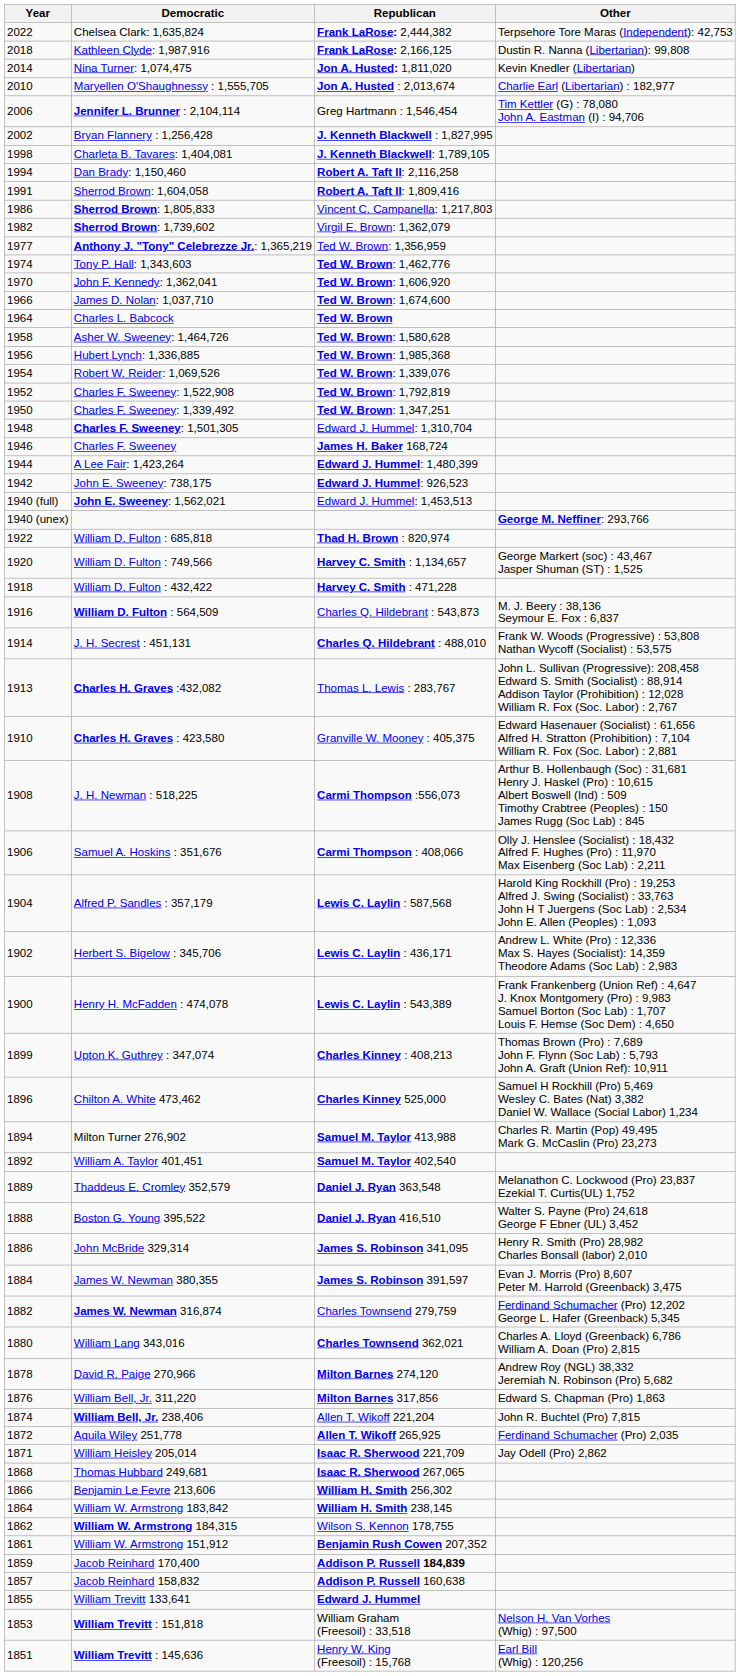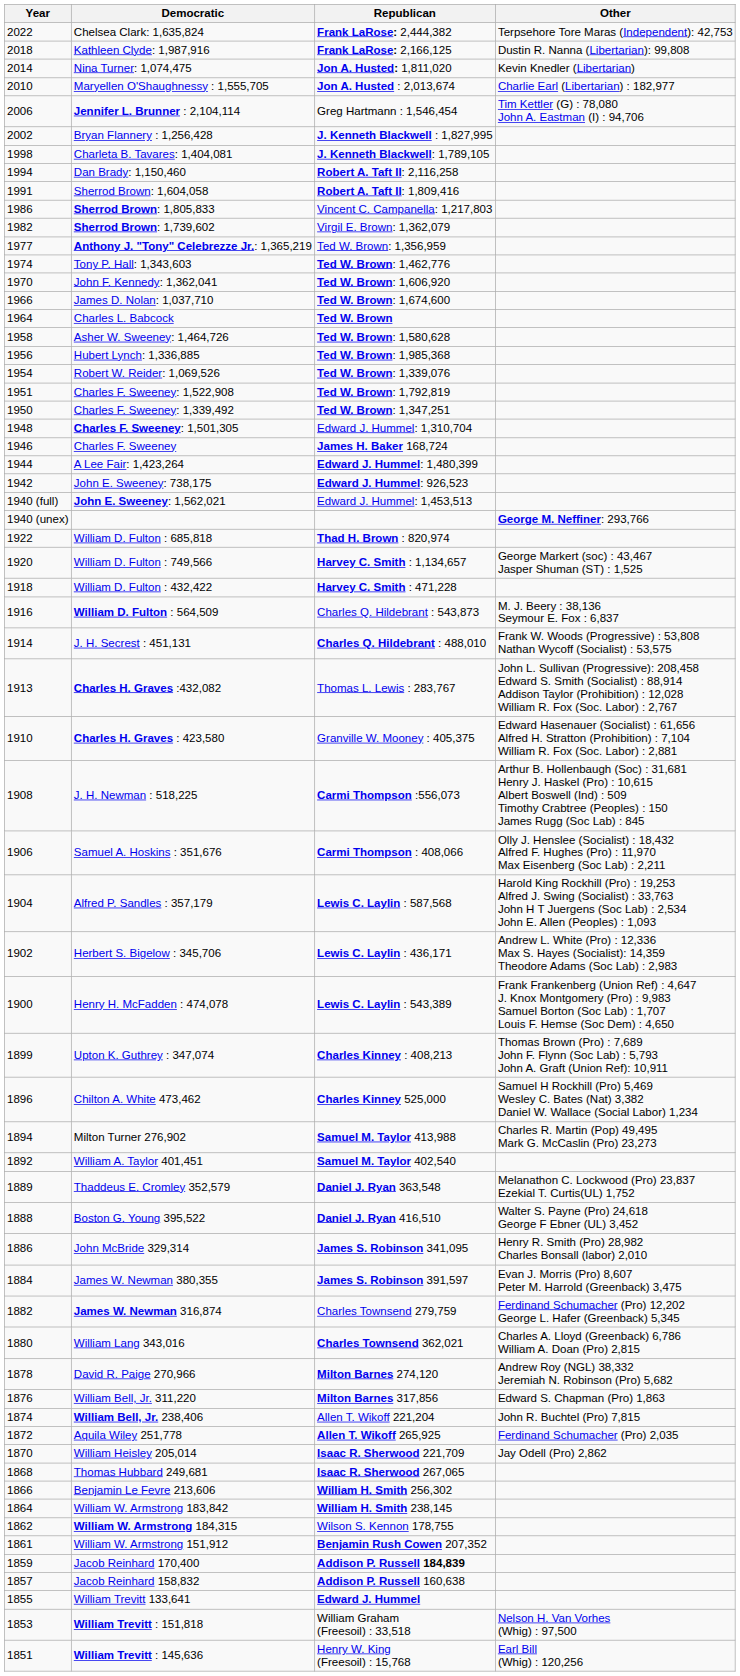(20, 391) 1952 -> (20, 391) 1951
(20, 1453) 1871 -> (20, 1453) 1870
